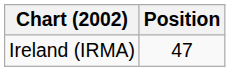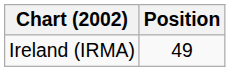(182, 50) 47 -> (182, 50) 49
